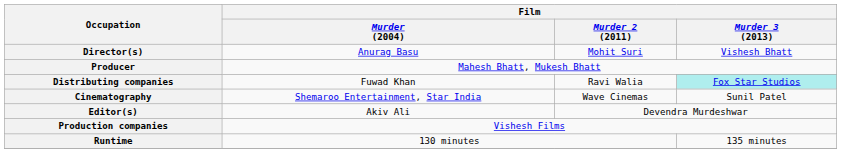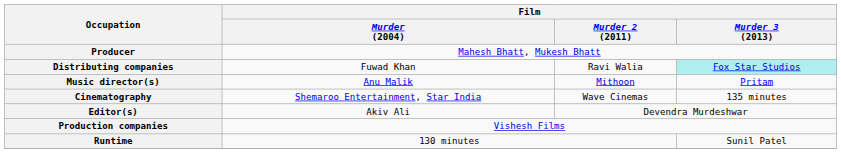- row: (113, 52)
+ row: (113, 82)
(757, 96) Sunil Patel -> (757, 96) 135 minutes
(757, 141) 135 minutes -> (757, 141) Sunil Patel
